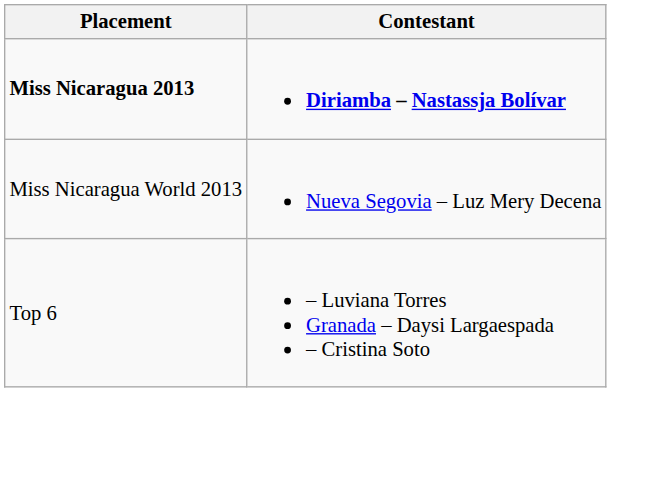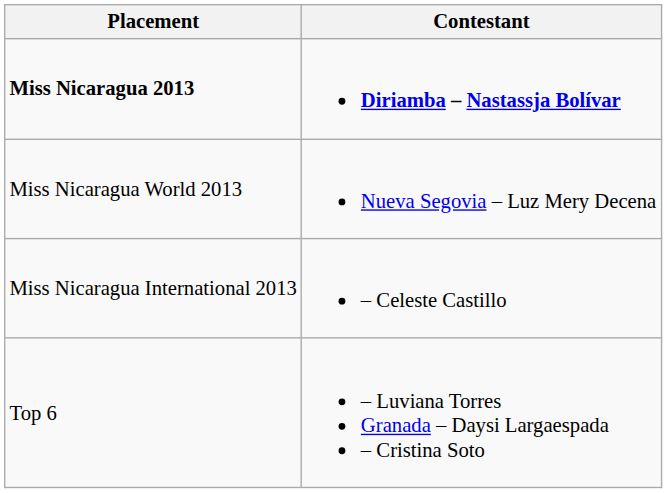+ row: (153, 288)
